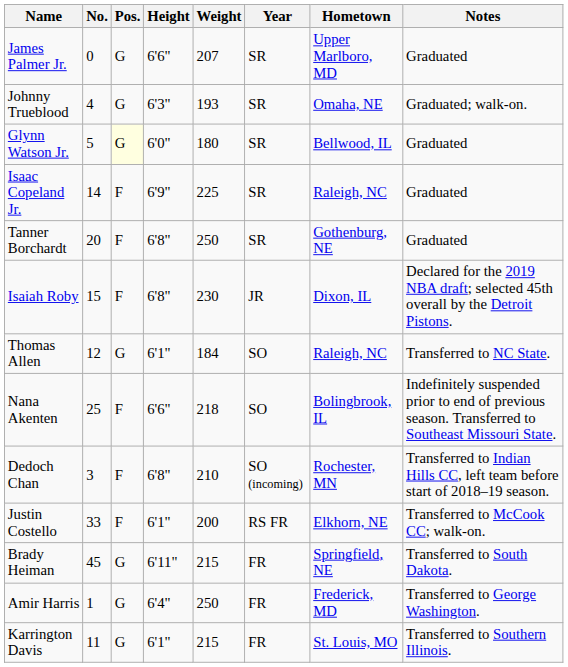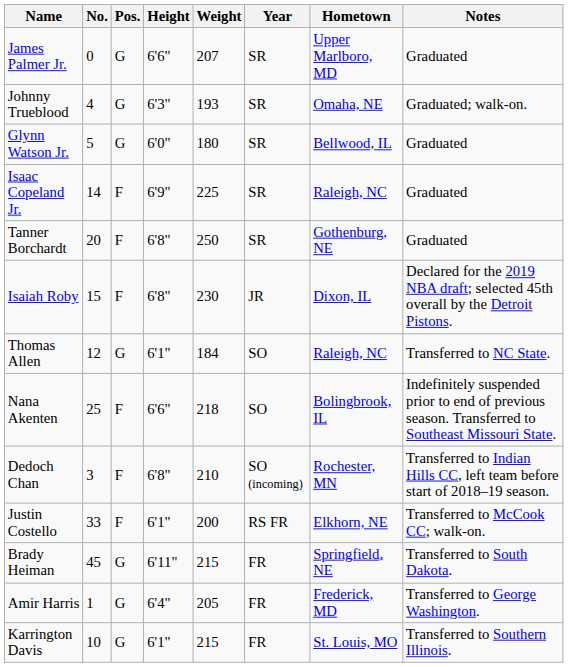(120, 144) lightyellow background -> (120, 144) no background
(208, 602) 250 -> (208, 602) 205
(93, 642) 11 -> (94, 642) 10
